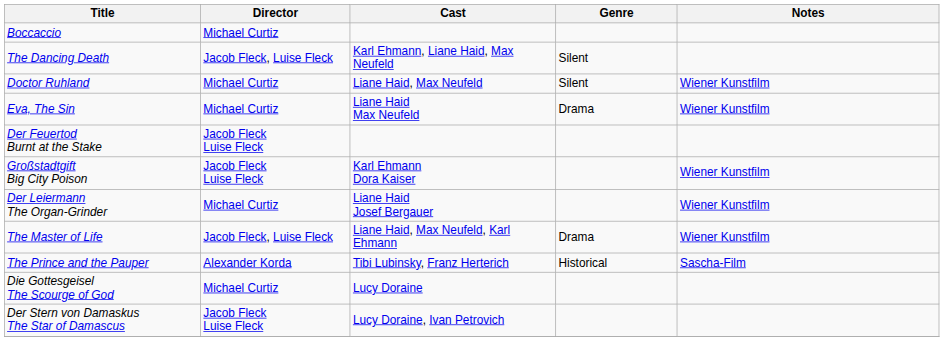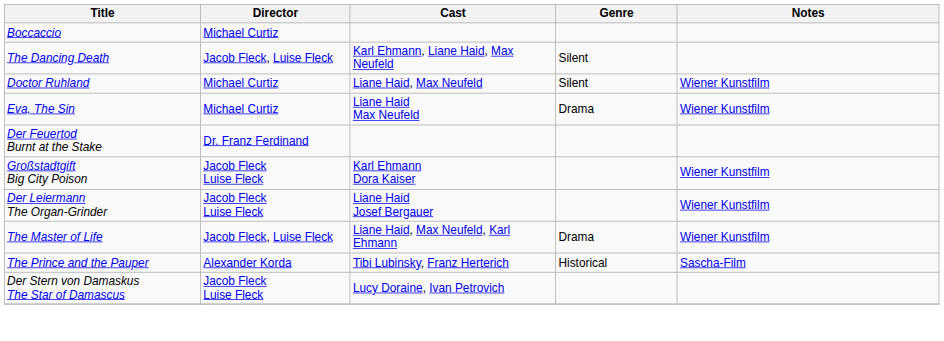(235, 141) Jacob Fleck Luise Fleck -> (256, 141) Dr. Franz Ferdinand
(241, 205) Michael Curtiz -> (235, 205) Jacob Fleck Luise Fleck
- row: (60, 288)
